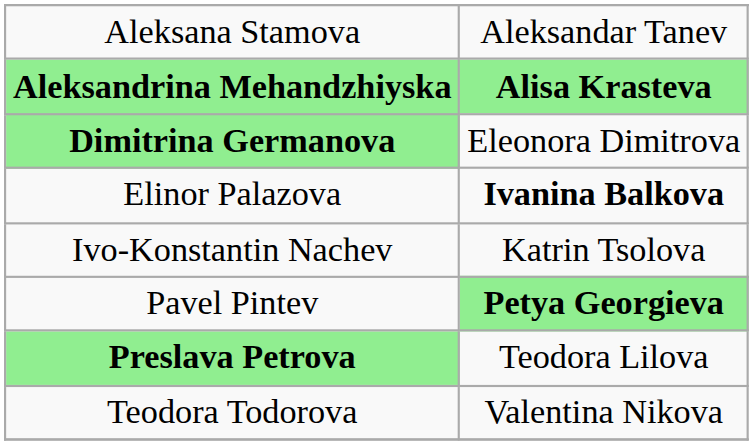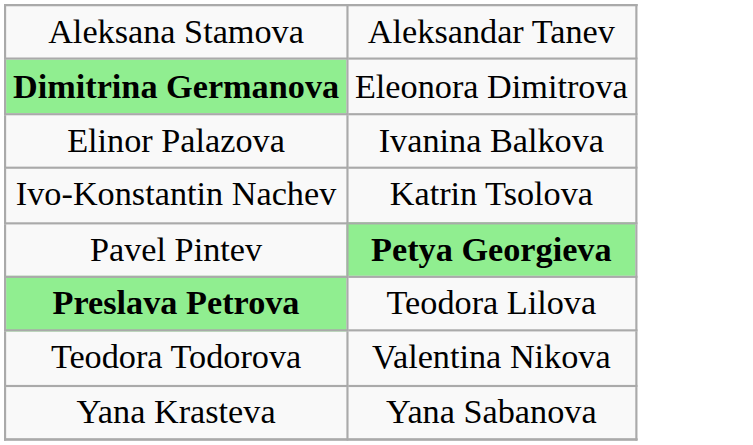- row: (232, 85)
(604, 194) bold -> (491, 140) normal
+ row: (176, 411)
